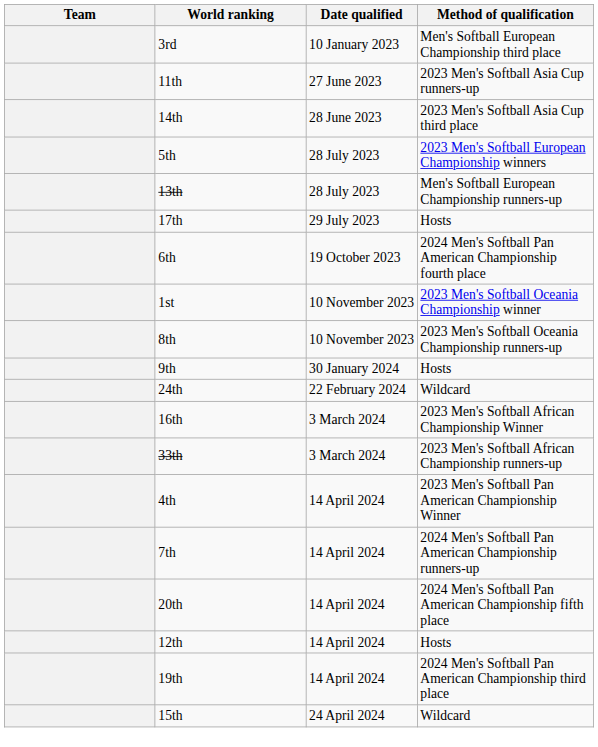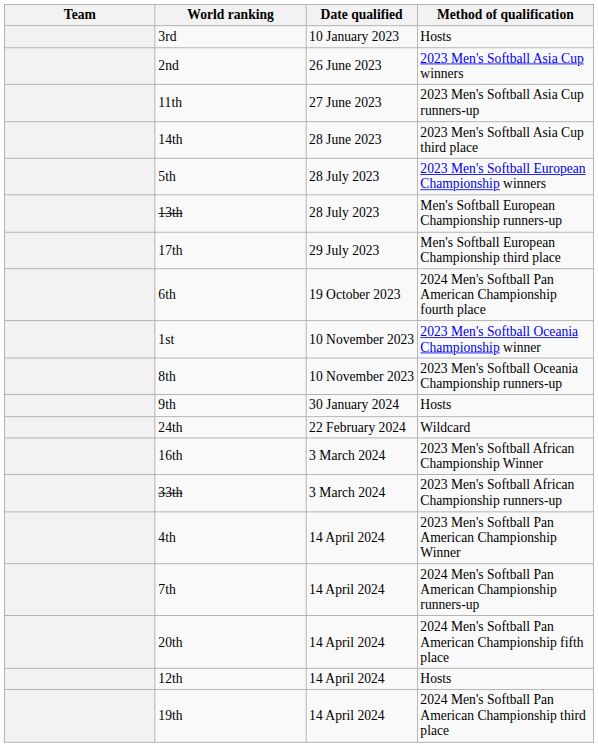(491, 44) Men's Softball European Championship third place -> (436, 36) Hosts
+ row: (169, 66)
(436, 221) Hosts -> (491, 250) Men's Softball European Championship third place
- row: (170, 715)
